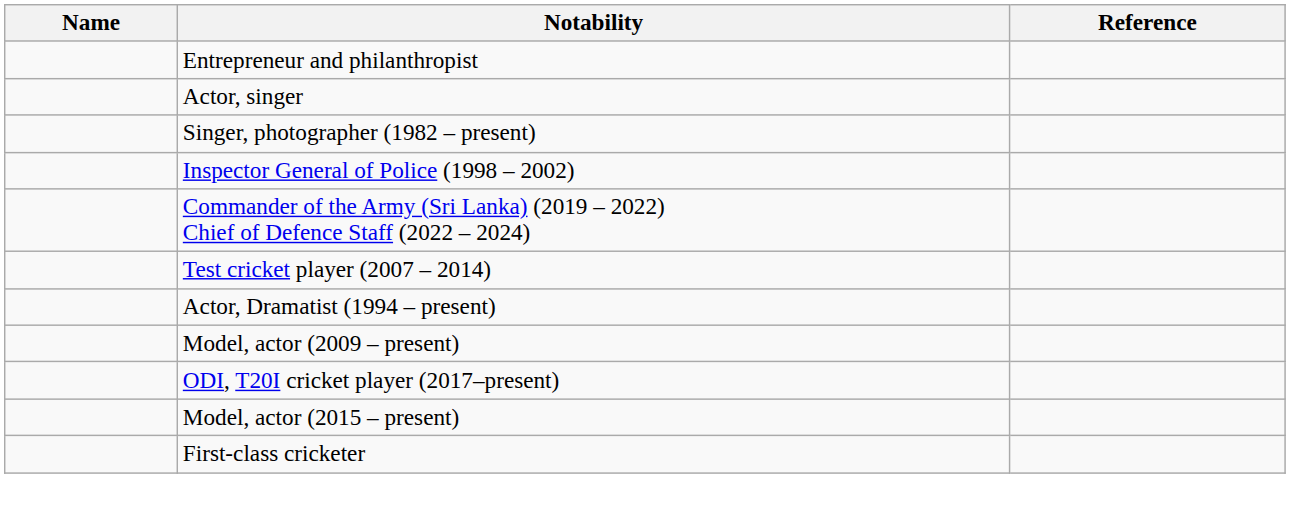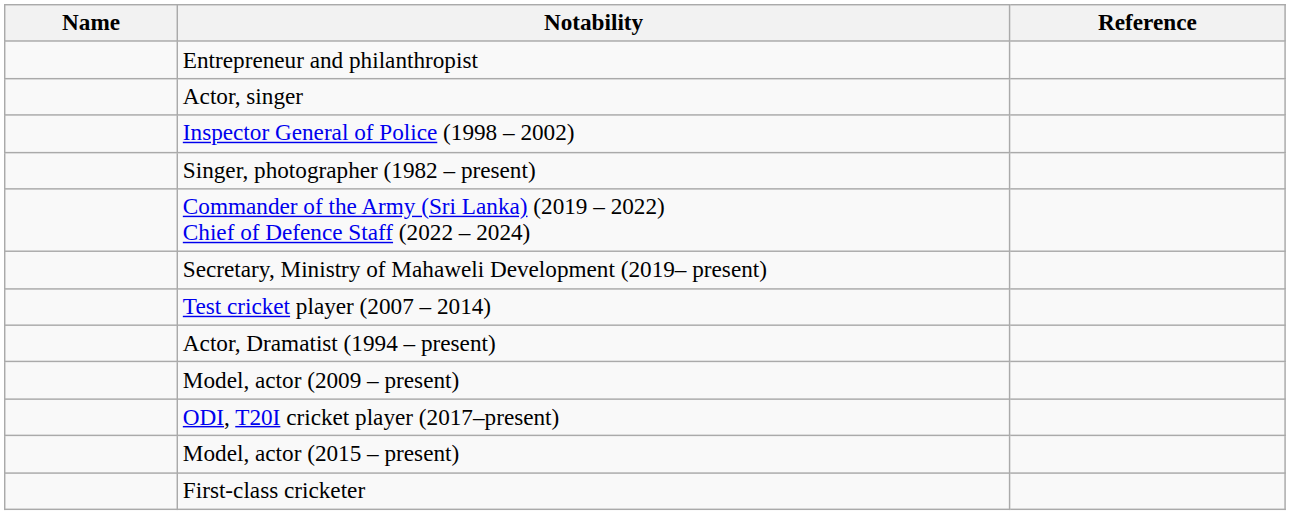rows swapped: (379, 170) <-> (359, 133)
+ row: (475, 269)
